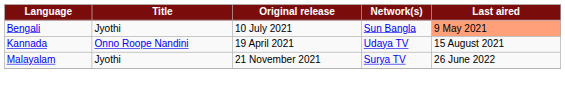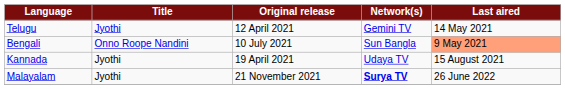+ row: (21, 28)
(108, 28) Jyothi -> (142, 44) Onno Roope Nandini
(142, 44) Onno Roope Nandini -> (108, 60) Jyothi
(385, 60) normal -> (386, 76) bold
